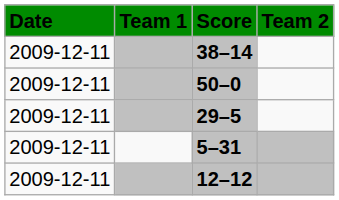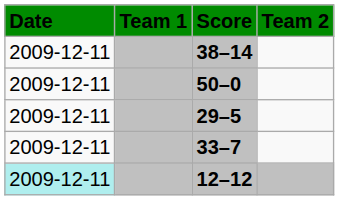+ row: (219, 148)
- row: (219, 148)
(60, 179) no background -> (60, 179) paleturquoise background
